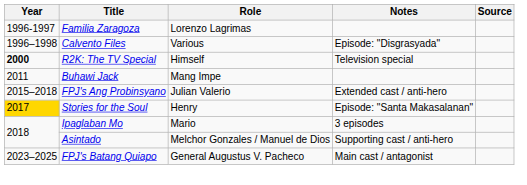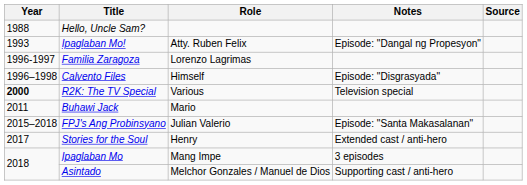+ row: (103, 28)
+ row: (94, 44)
(187, 44) Various -> (187, 76) Himself
(187, 60) Himself -> (187, 92) Various
(196, 76) Mang Impe -> (183, 108) Mario
(391, 92) Extended cast / anti-hero -> (404, 124) Episode: "Santa Makasalanan"
(18, 108) gold background -> (18, 140) no background
(404, 108) Episode: "Santa Makasalanan" -> (391, 140) Extended cast / anti-hero
(183, 124) Mario -> (196, 156) Mang Impe
- row: (109, 156)
